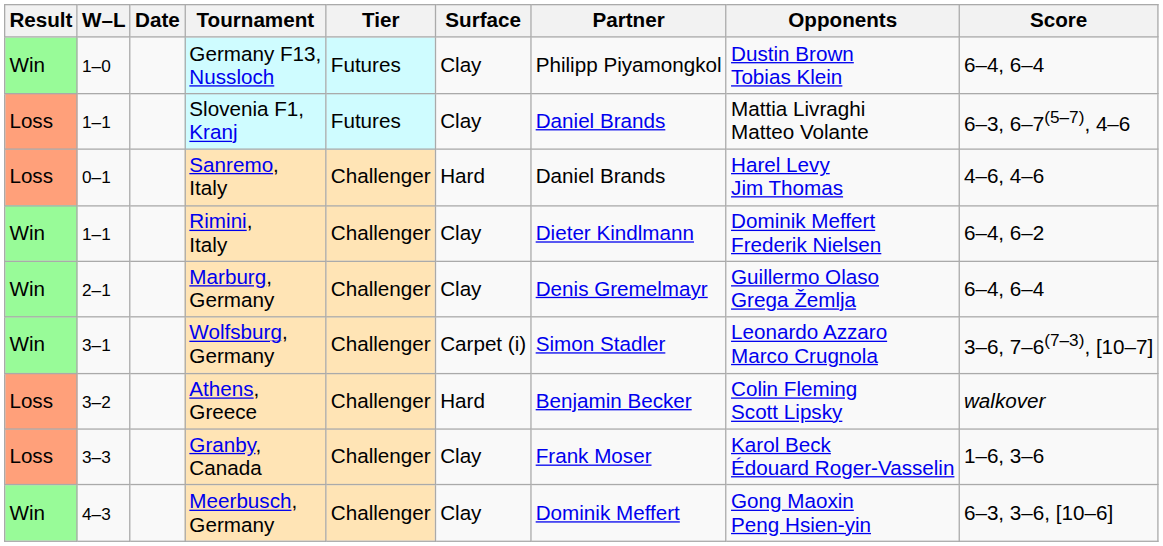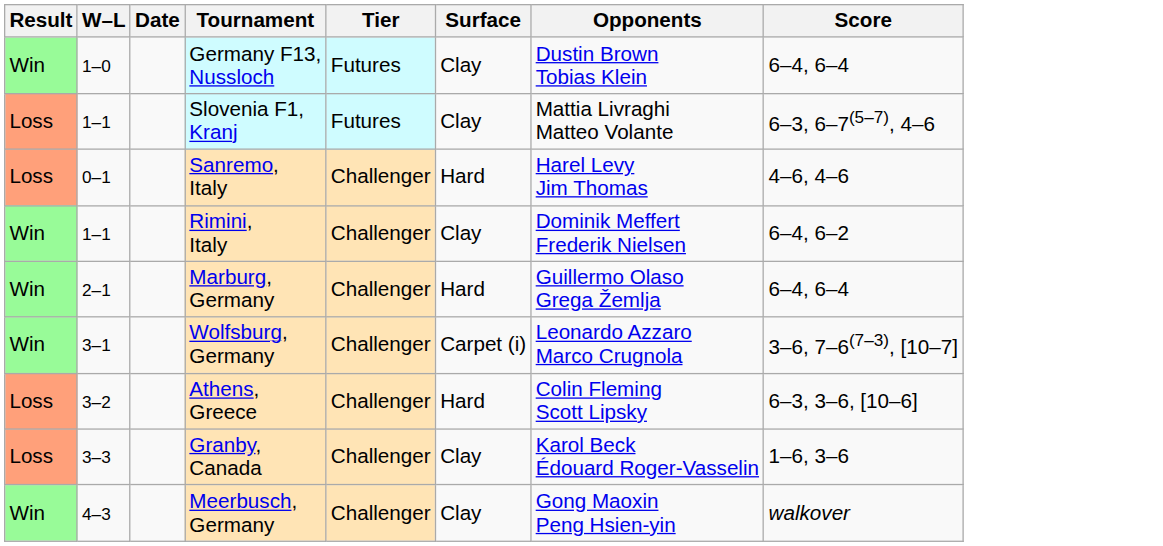- column: (629, 20)
(461, 289) Clay -> (463, 289) Hard
(1005, 400) walkover -> (843, 400) 6–3, 3–6, [10–6]
(1039, 512) 6–3, 3–6, [10–6] -> (809, 512) walkover
